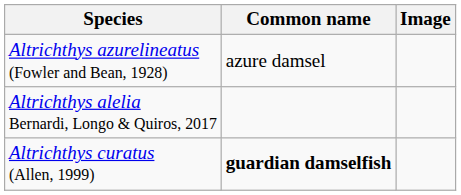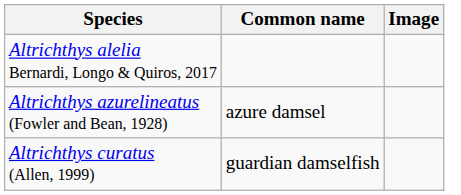rows swapped: (113, 112) <-> (104, 60)
(308, 163) bold -> (303, 163) normal
